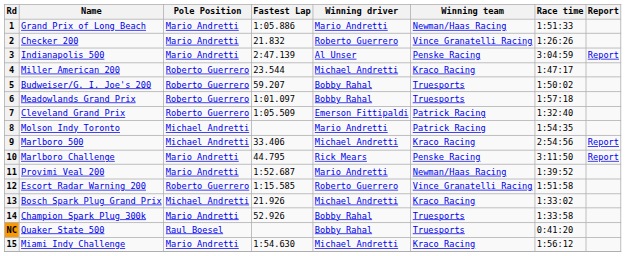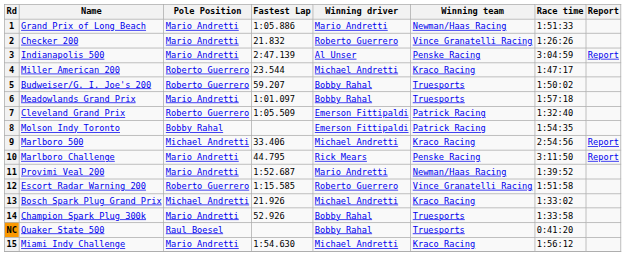(208, 99) Roberto Guerrero -> (202, 99) Mario Andretti
(208, 128) Michael Andretti -> (194, 128) Bobby Rahal
(351, 128) Mario Andretti -> (362, 128) Emerson Fittipaldi
